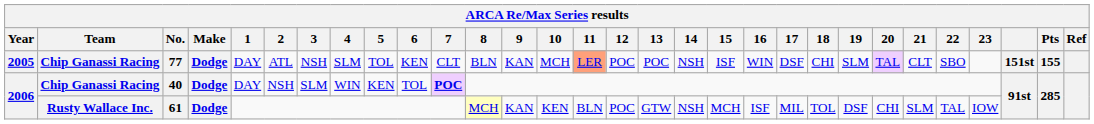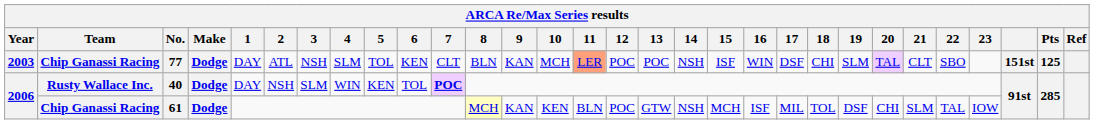(21, 61) 2005 -> (21, 61) 2003
(1050, 61) 155 -> (1050, 61) 125
(100, 84) Chip Ganassi Racing -> (100, 84) Rusty Wallace Inc.
(100, 107) Rusty Wallace Inc. -> (100, 107) Chip Ganassi Racing
